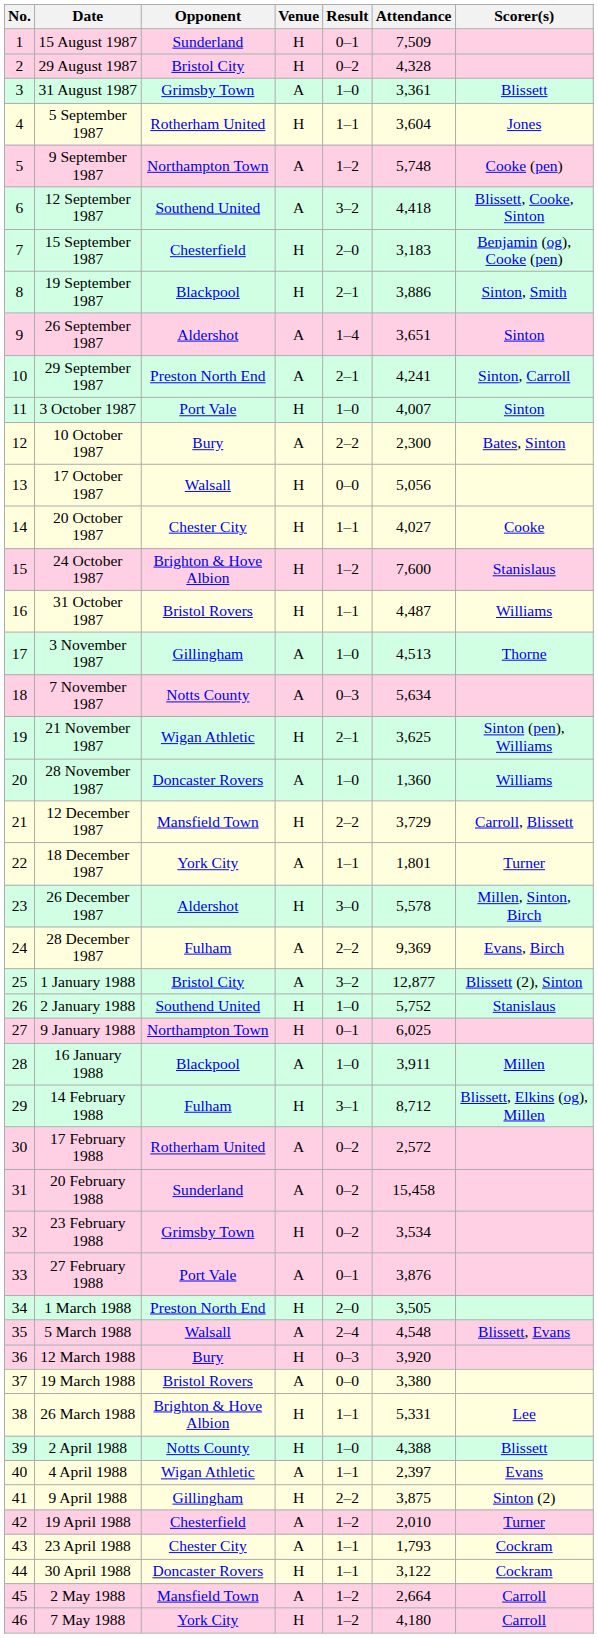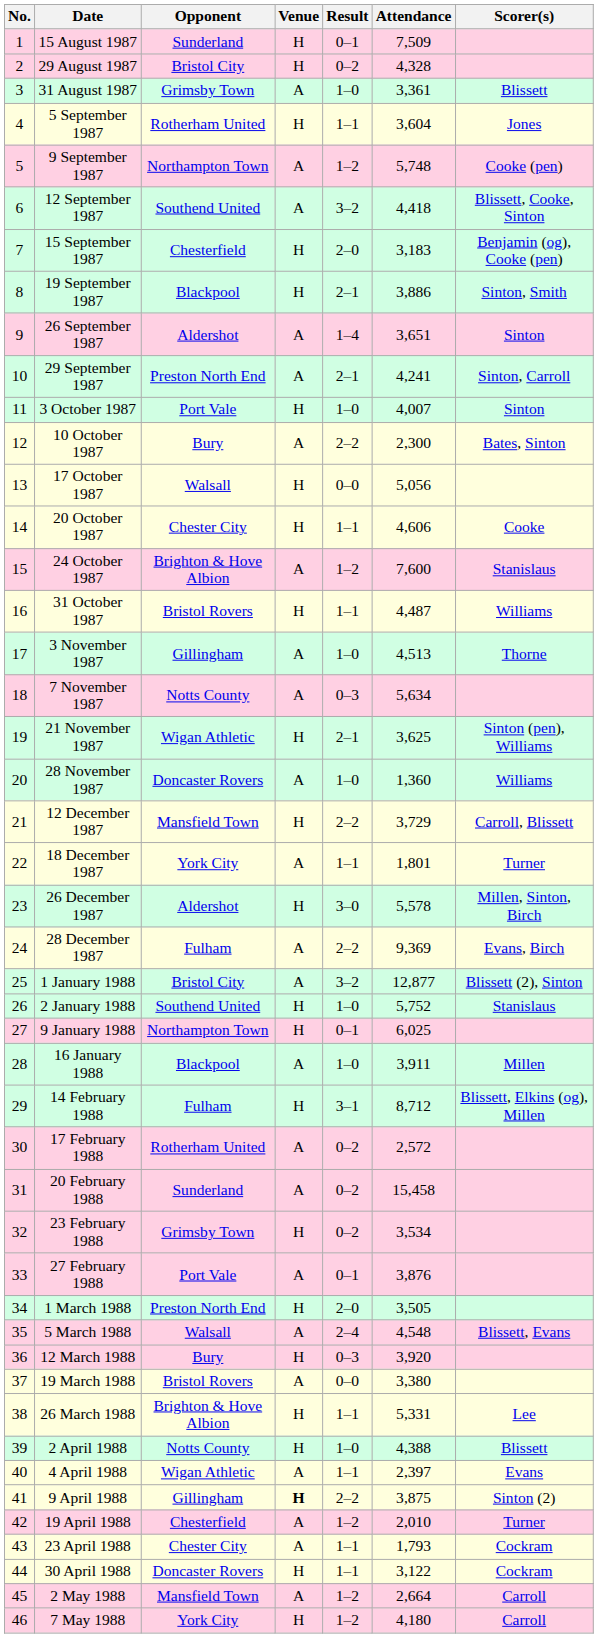(414, 527) 4,027 -> (414, 527) 4,606
(299, 569) H -> (299, 569) A
(299, 1497) normal -> (299, 1497) bold
